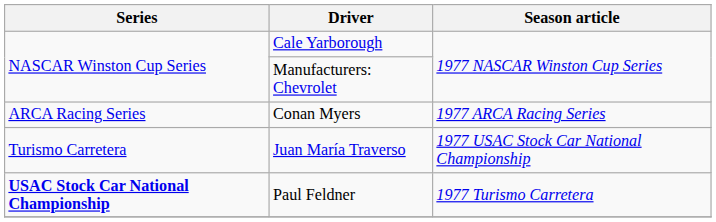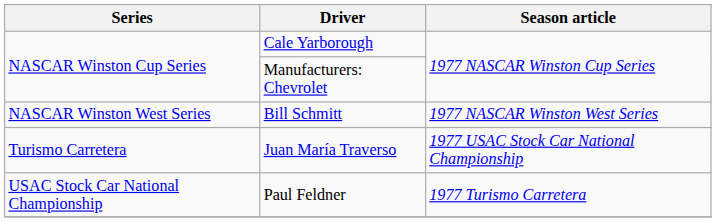+ row: (303, 114)
- row: (317, 114)
(99, 194) bold -> (94, 194) normal
